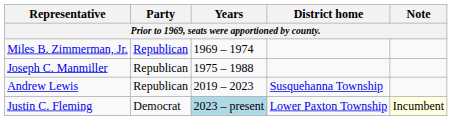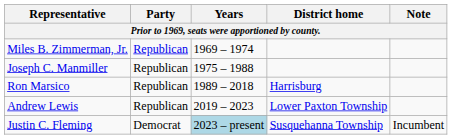+ row: (38, 86)
(326, 86) Susquehanna Township -> (328, 105) Lower Paxton Township
(328, 105) Lower Paxton Township -> (326, 124) Susquehanna Township
(418, 105) lightyellow background -> (418, 124) no background
